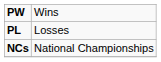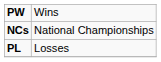rows swapped: (14, 30) <-> (18, 48)
